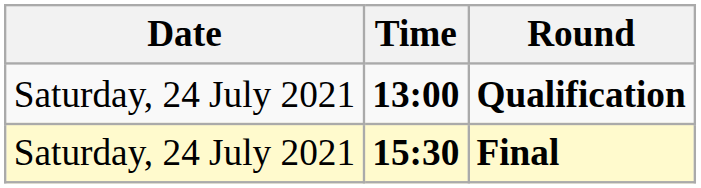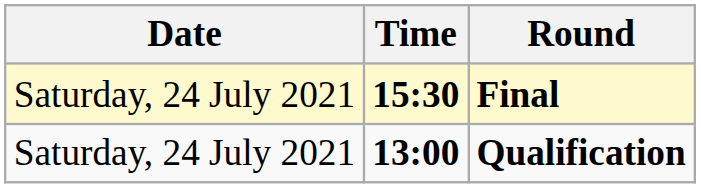rows swapped: (581, 93) <-> (518, 152)
